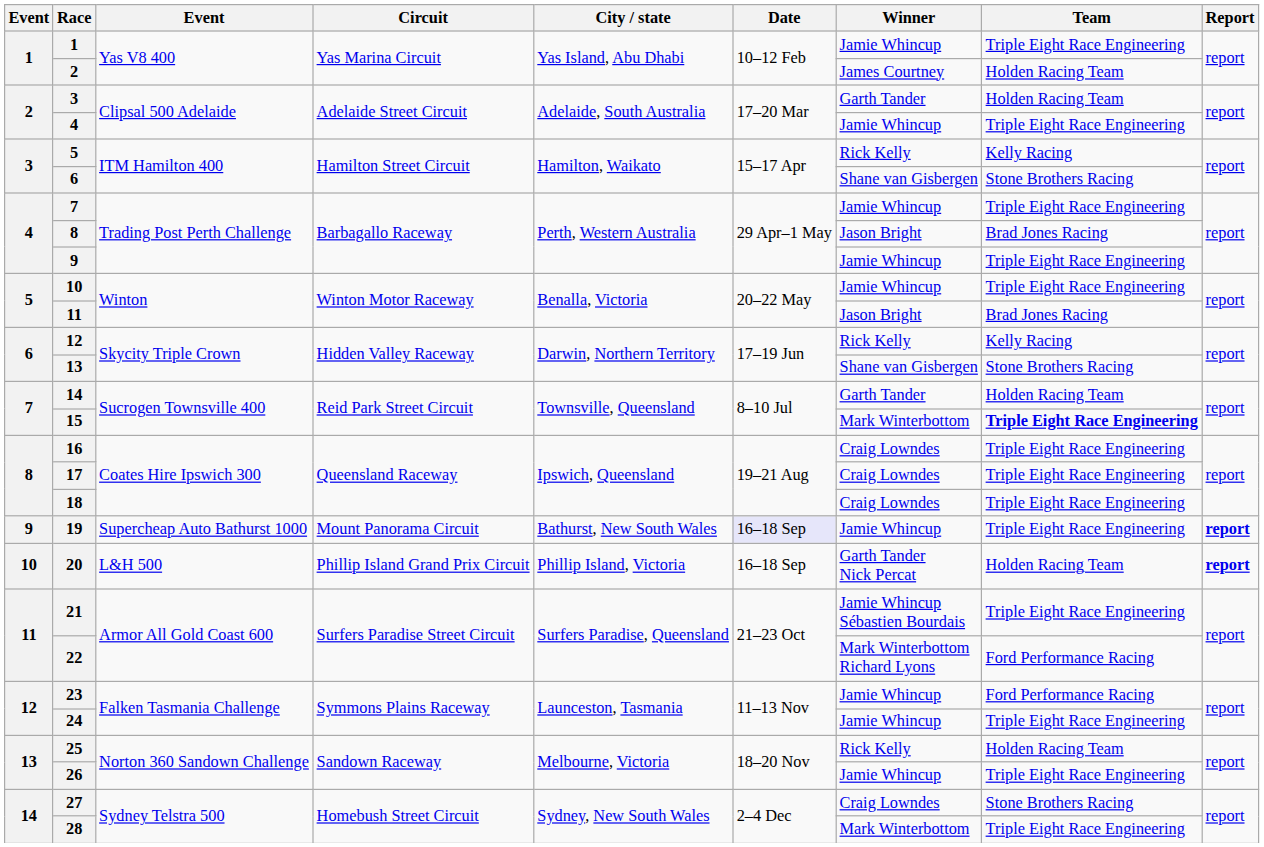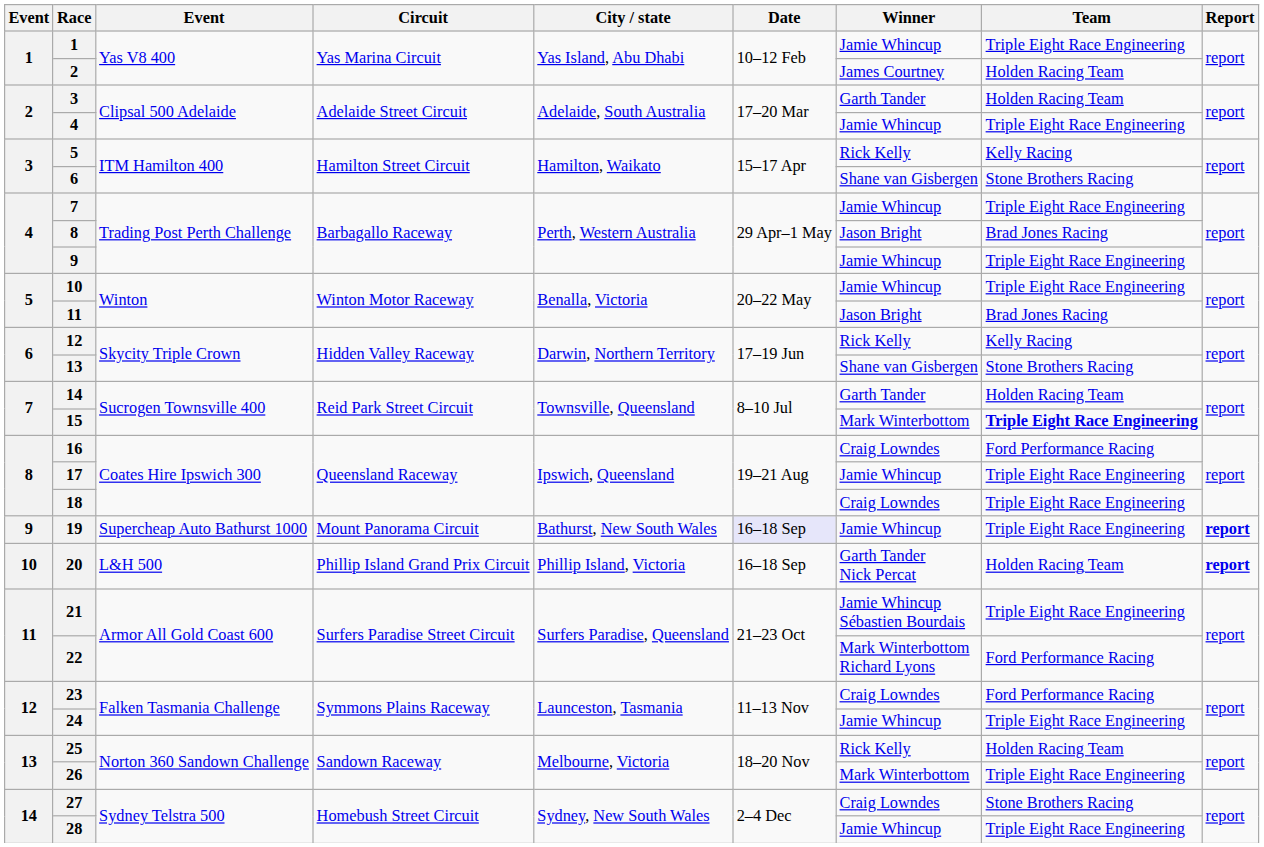(1085, 448) Triple Eight Race Engineering -> (1070, 448) Ford Performance Racing
(890, 475) Craig Lowndes -> (890, 475) Jamie Whincup
(890, 694) Jamie Whincup -> (890, 694) Craig Lowndes
(890, 775) Jamie Whincup -> (905, 775) Mark Winterbottom
(905, 829) Mark Winterbottom -> (890, 829) Jamie Whincup
